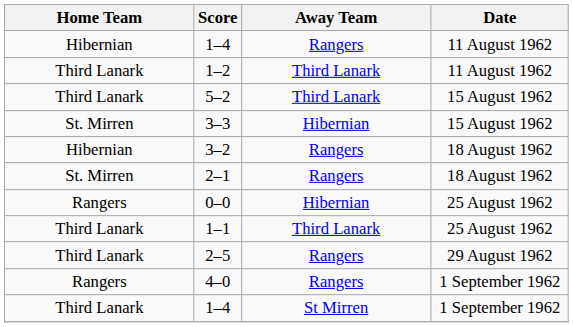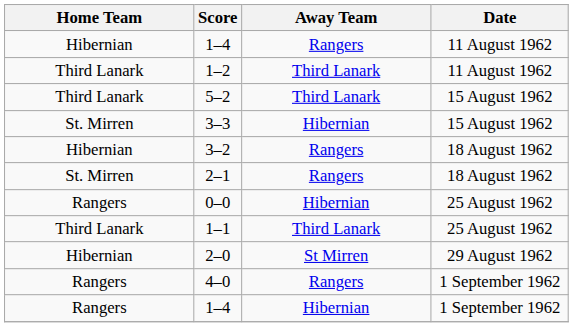+ row: (218, 255)
- row: (218, 255)
(99, 307) Third Lanark -> (99, 307) Rangers
(336, 307) St Mirren -> (336, 307) Hibernian
